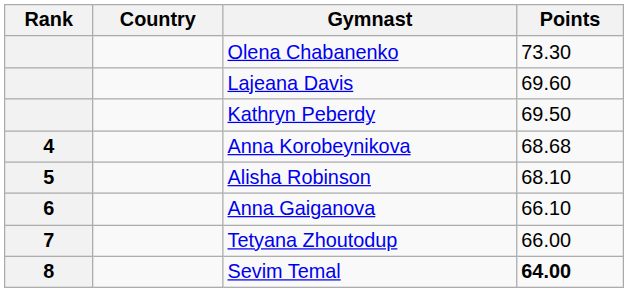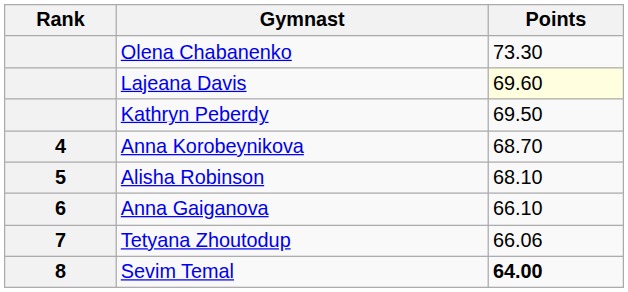- column: (158, 20)
(546, 83) no background -> (518, 83) lightyellow background
(546, 146) 68.68 -> (518, 146) 68.70
(546, 240) 66.00 -> (518, 240) 66.06
